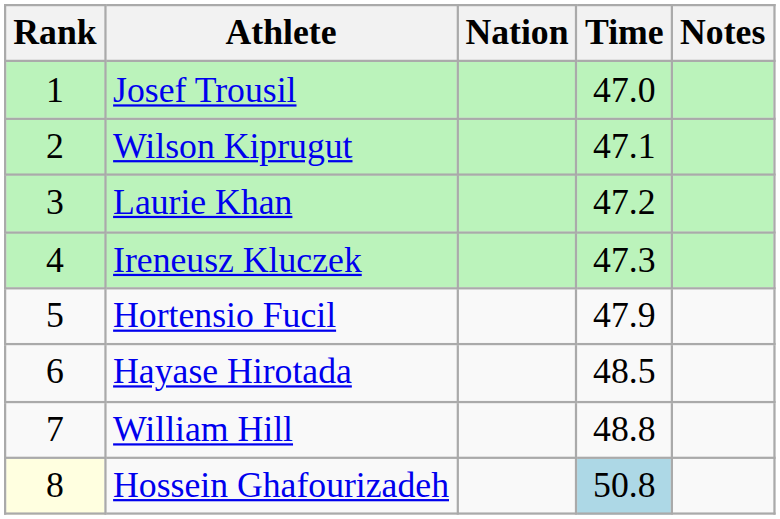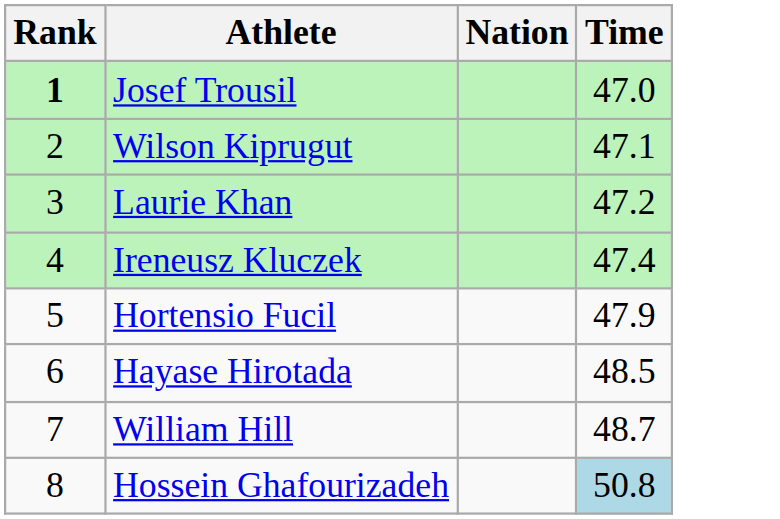- column: (723, 32)
(55, 89) normal -> (55, 89) bold
(624, 259) 47.3 -> (624, 259) 47.4
(624, 428) 48.8 -> (624, 428) 48.7
(55, 485) lightyellow background -> (55, 485) no background
